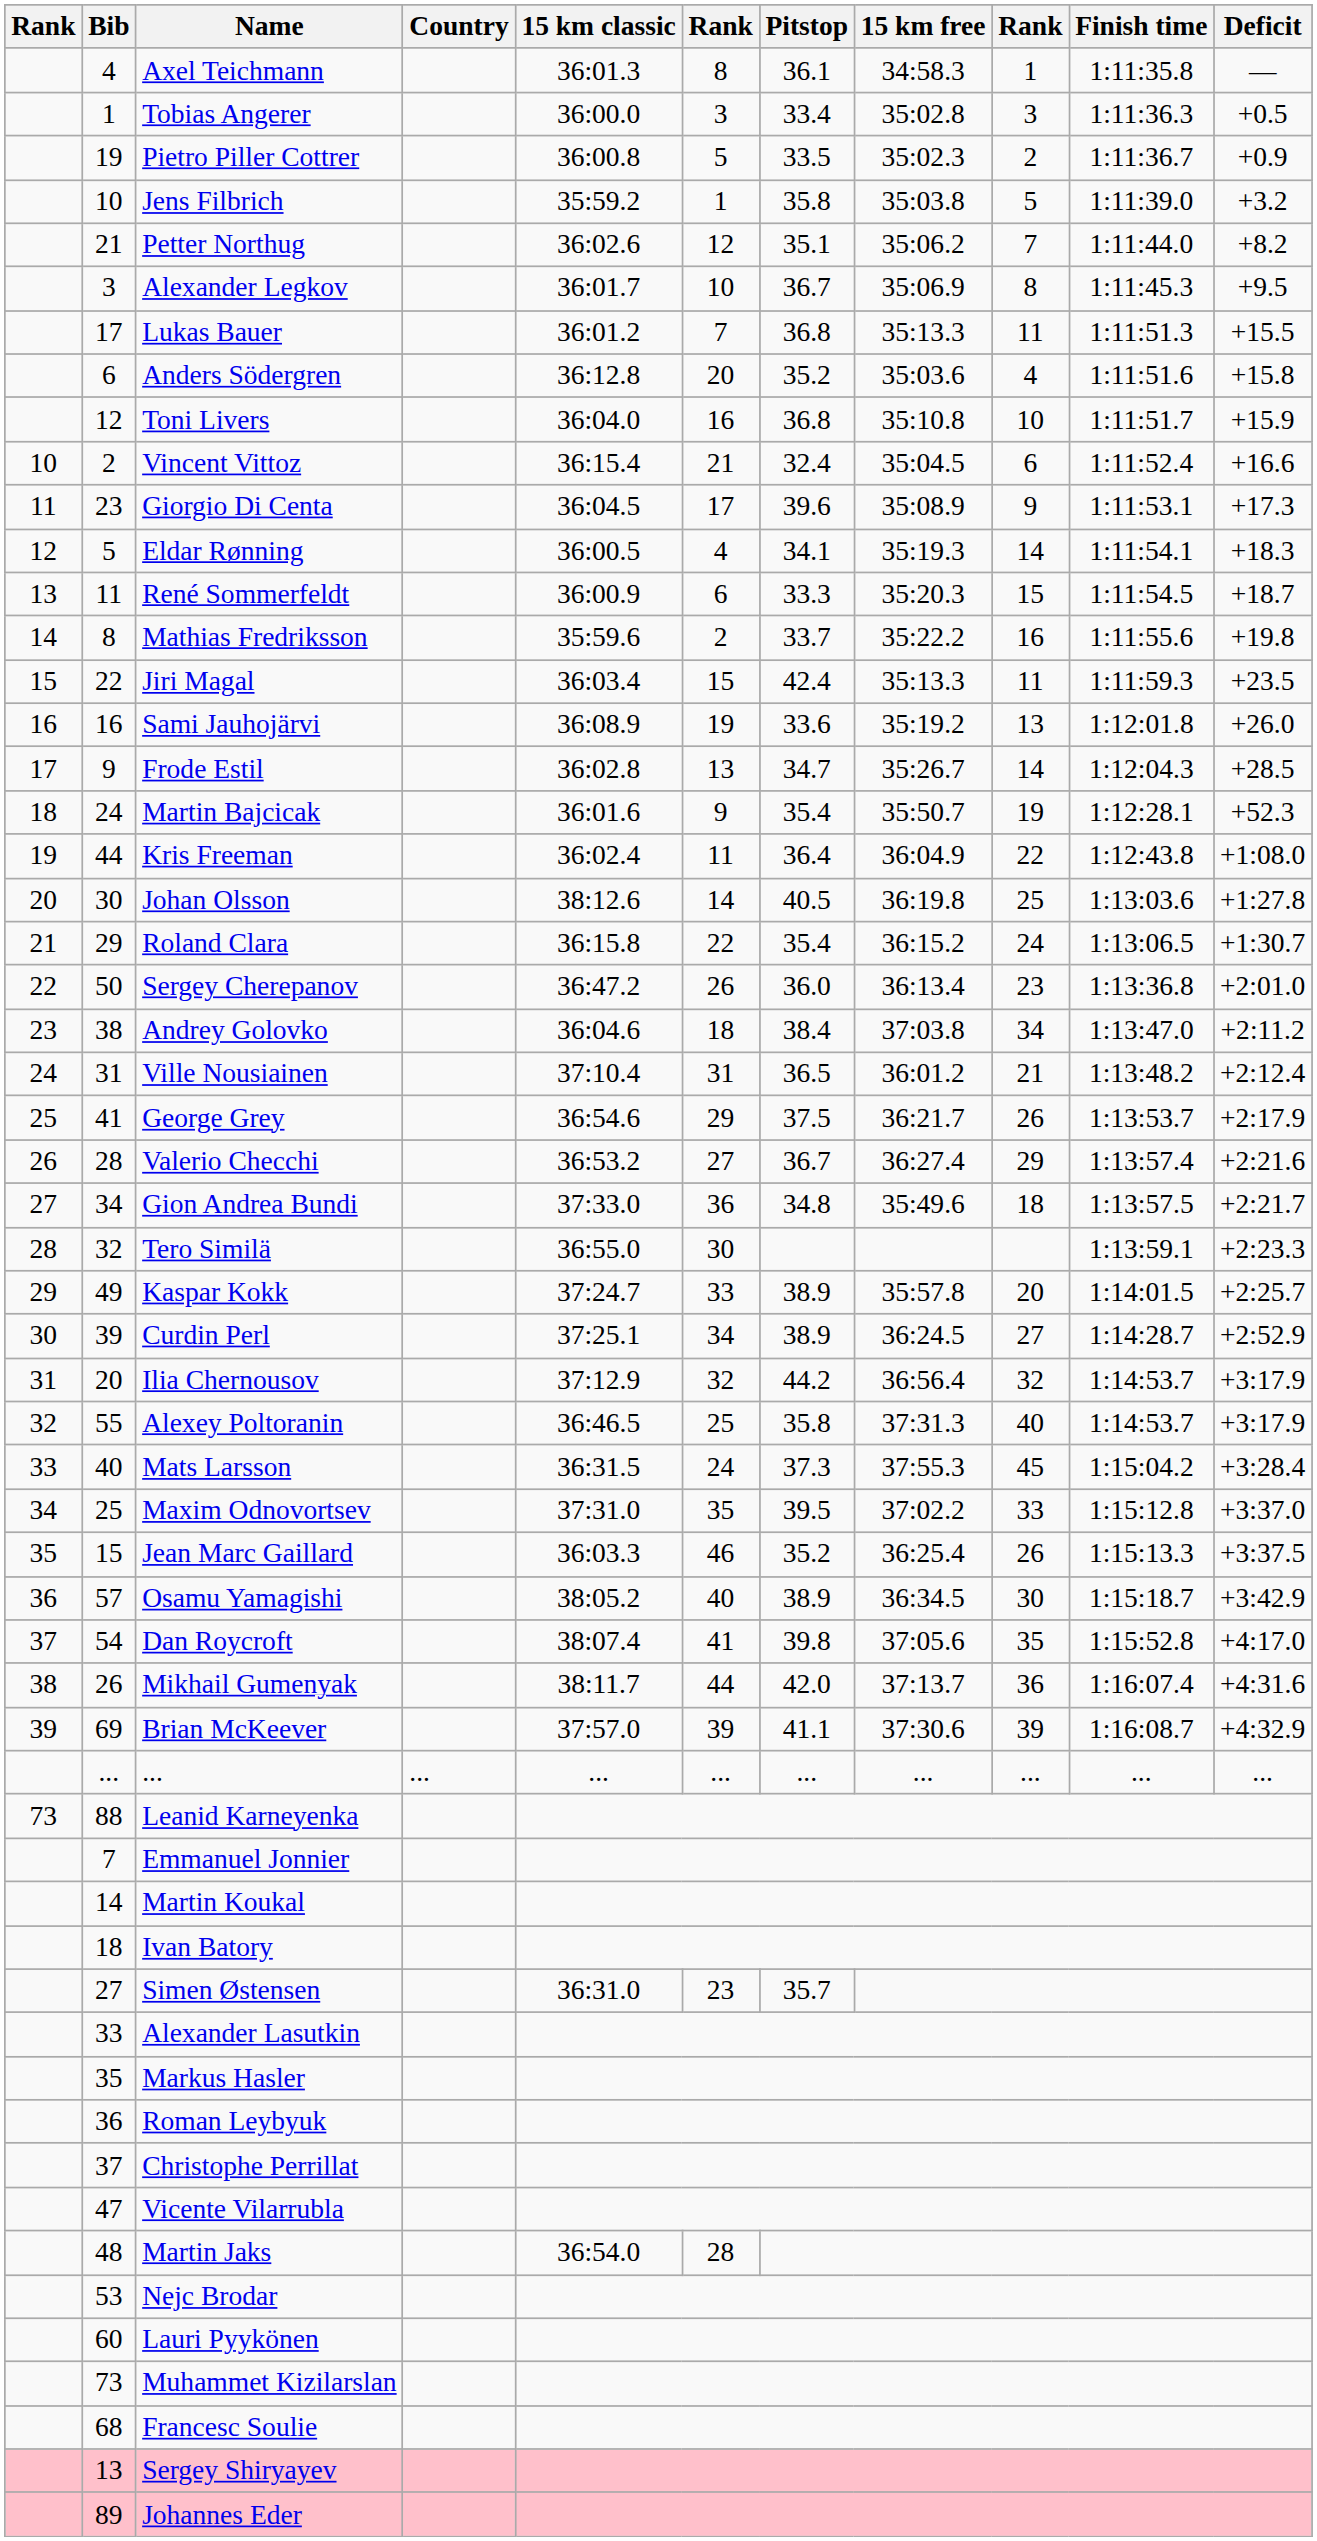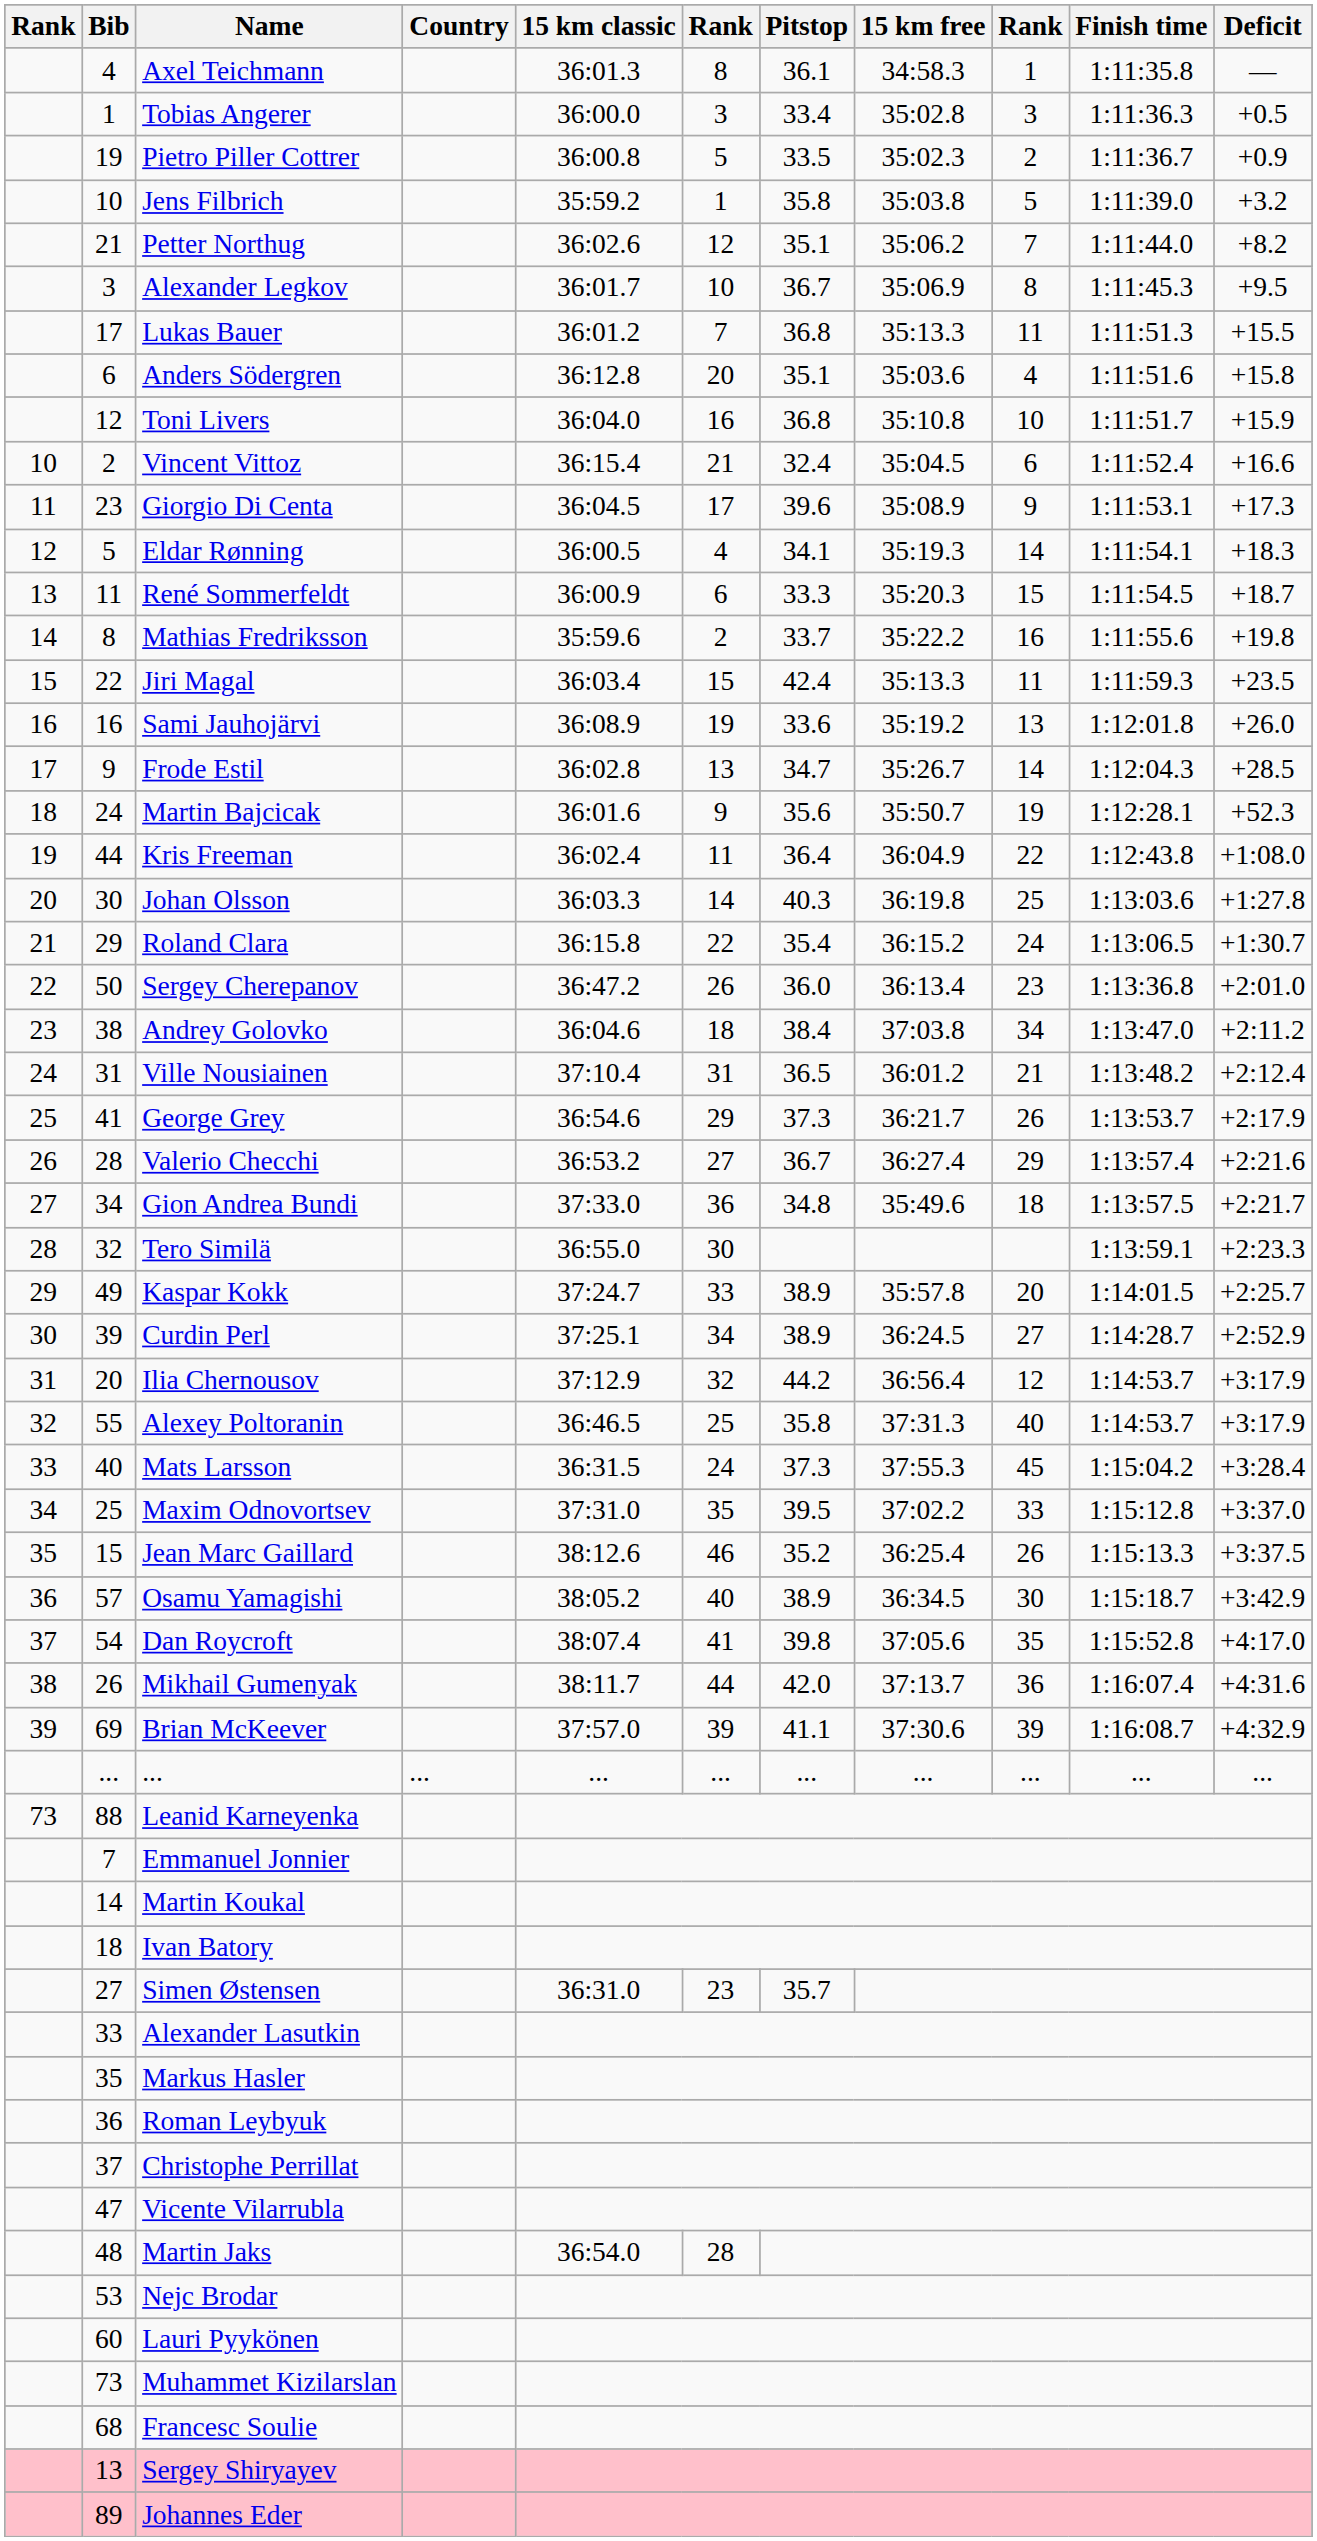(807, 375) 35.2 -> (807, 375) 35.1
(807, 811) 35.4 -> (807, 811) 35.6
(599, 899) 38:12.6 -> (599, 899) 36:03.3
(807, 899) 40.5 -> (807, 899) 40.3
(807, 1117) 37.5 -> (807, 1117) 37.3
(1030, 1379) 32 -> (1030, 1379) 12
(599, 1553) 36:03.3 -> (599, 1553) 38:12.6
